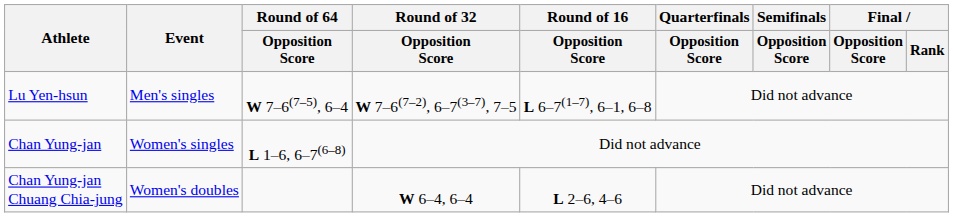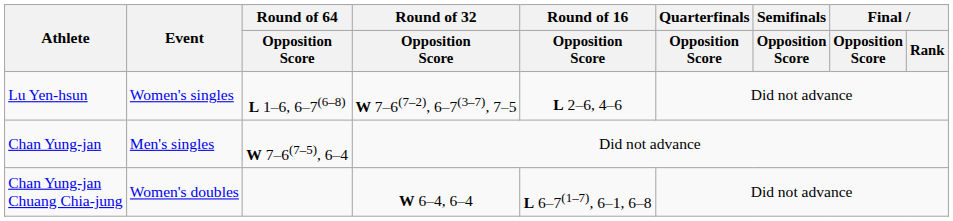(172, 96) Men's singles -> (182, 96) Women's singles
(297, 105) W 7–6(7–5), 6–4 -> (297, 105) L 1–6, 6–7(6–8)
(588, 105) L 6–7(1–7), 6–1, 6–8 -> (588, 105) L 2–6, 4–6
(182, 144) Women's singles -> (172, 144) Men's singles
(297, 153) L 1–6, 6–7(6–8) -> (297, 153) W 7–6(7–5), 6–4
(588, 199) L 2–6, 4–6 -> (588, 201) L 6–7(1–7), 6–1, 6–8
